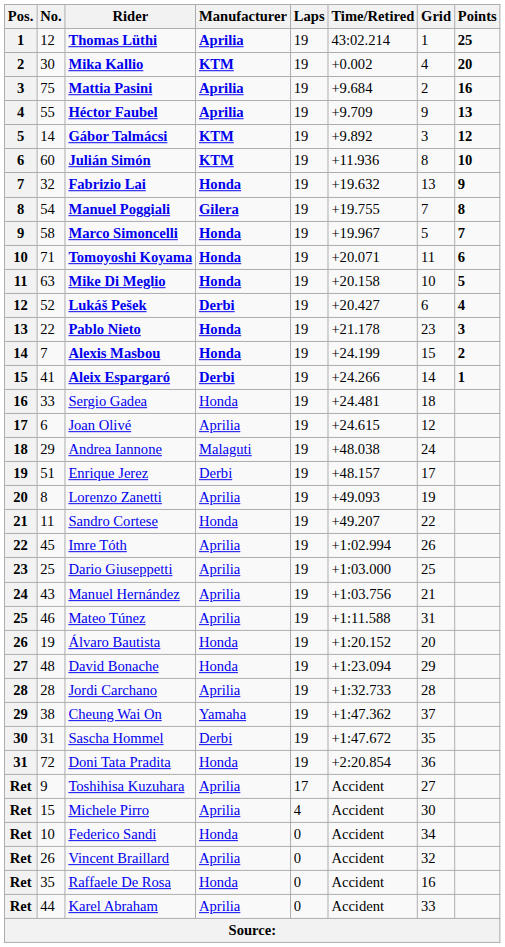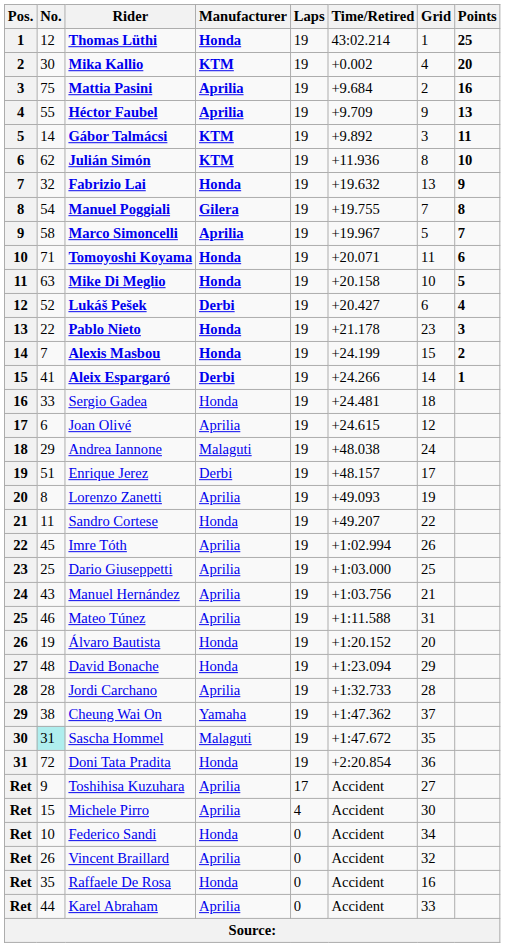(221, 40) Aprilia -> (220, 40) Honda
(465, 137) 12 -> (465, 137) 11
(47, 161) 60 -> (47, 161) 62
(220, 233) Honda -> (221, 233) Aprilia
(47, 738) no background -> (47, 738) paleturquoise background
(216, 738) Derbi -> (225, 738) Malaguti
